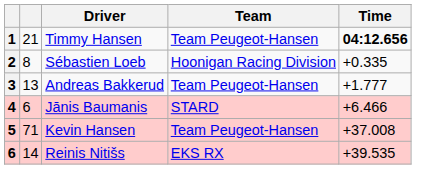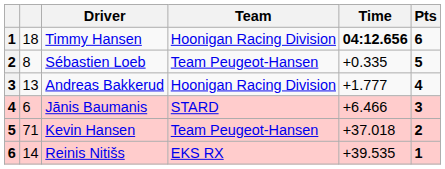+ column: (426, 16)
(31, 39) 21 -> (31, 39) 18
(245, 39) Team Peugeot-Hansen -> (253, 39) Hoonigan Racing Division
(253, 62) Hoonigan Racing Division -> (245, 62) Team Peugeot-Hansen
(245, 85) Team Peugeot-Hansen -> (253, 85) Hoonigan Racing Division
(369, 130) +37.008 -> (369, 130) +37.018
